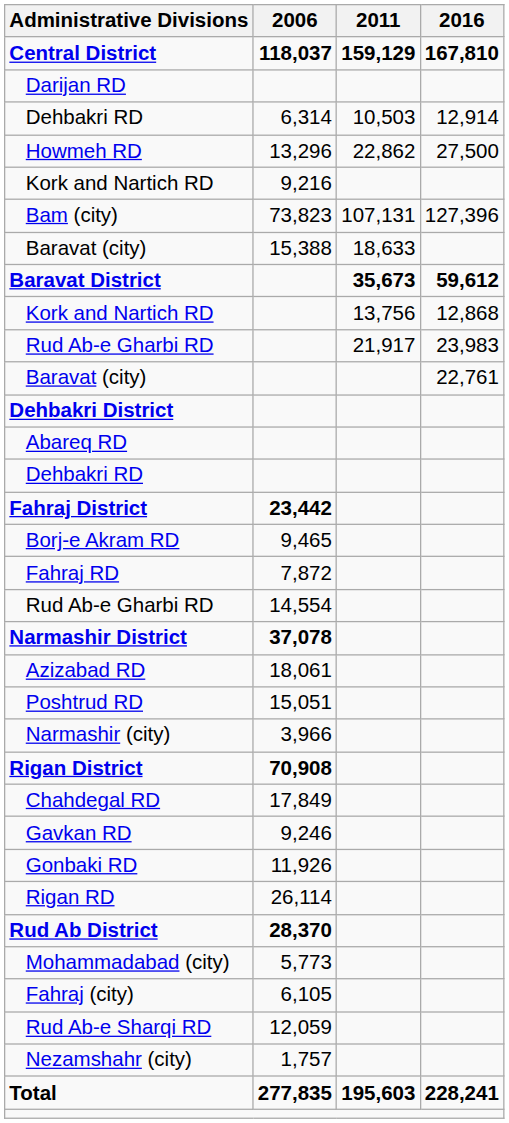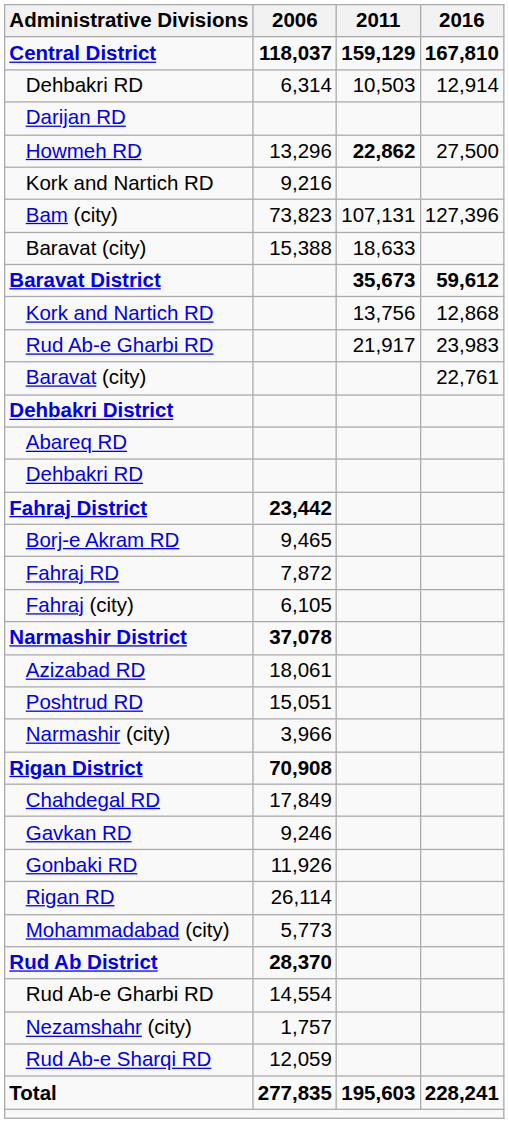rows swapped: (76, 85) <-> (84, 118)
(384, 150) normal -> (384, 150) bold
rows swapped: (80, 995) <-> (120, 605)
rows swapped: (128, 962) <-> (84, 930)
rows swapped: (119, 1027) <-> (109, 1060)
